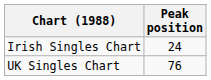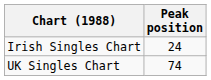(175, 66) 76 -> (175, 66) 74
